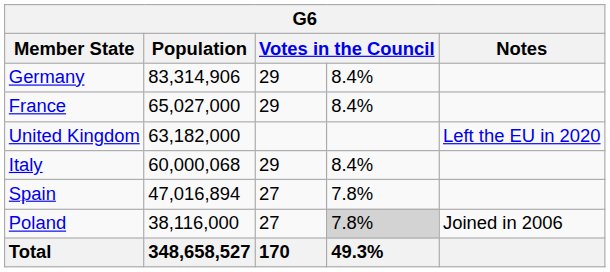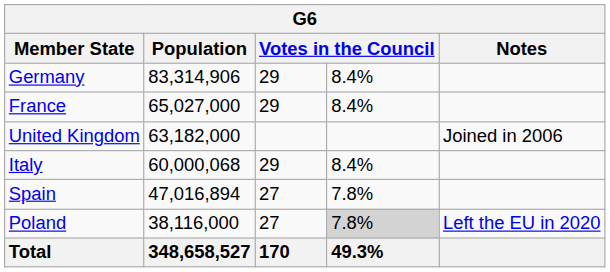(522, 135) Left the EU in 2020 -> (503, 135) Joined in 2006
(503, 223) Joined in 2006 -> (522, 223) Left the EU in 2020
